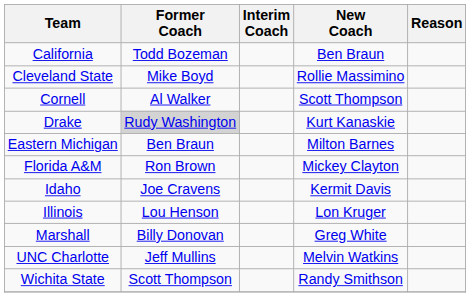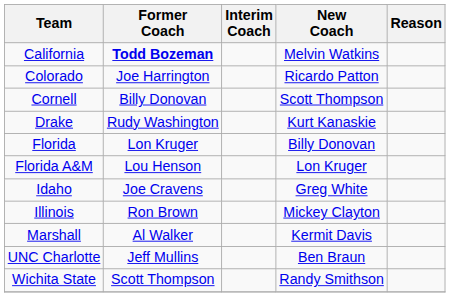(180, 54) normal -> (163, 54) bold
(351, 54) Ben Braun -> (332, 54) Melvin Watkins
- row: (63, 76)
+ row: (54, 76)
(180, 99) Al Walker -> (163, 99) Billy Donovan
(180, 122) lightgrey background -> (163, 122) no background
- row: (63, 144)
+ row: (54, 144)
(180, 167) Ron Brown -> (163, 167) Lou Henson
(351, 167) Mickey Clayton -> (332, 167) Lon Kruger
(351, 189) Kermit Davis -> (332, 189) Greg White
(180, 212) Lou Henson -> (163, 212) Ron Brown
(351, 212) Lon Kruger -> (332, 212) Mickey Clayton
(180, 235) Billy Donovan -> (163, 235) Al Walker
(351, 235) Greg White -> (332, 235) Kermit Davis
(351, 257) Melvin Watkins -> (332, 257) Ben Braun
